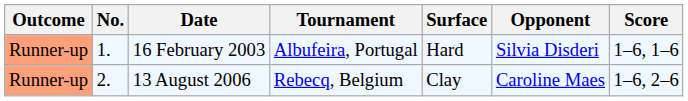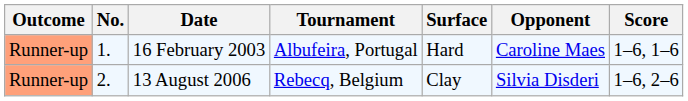(547, 49) Silvia Disderi -> (550, 49) Caroline Maes
(550, 79) Caroline Maes -> (547, 79) Silvia Disderi
